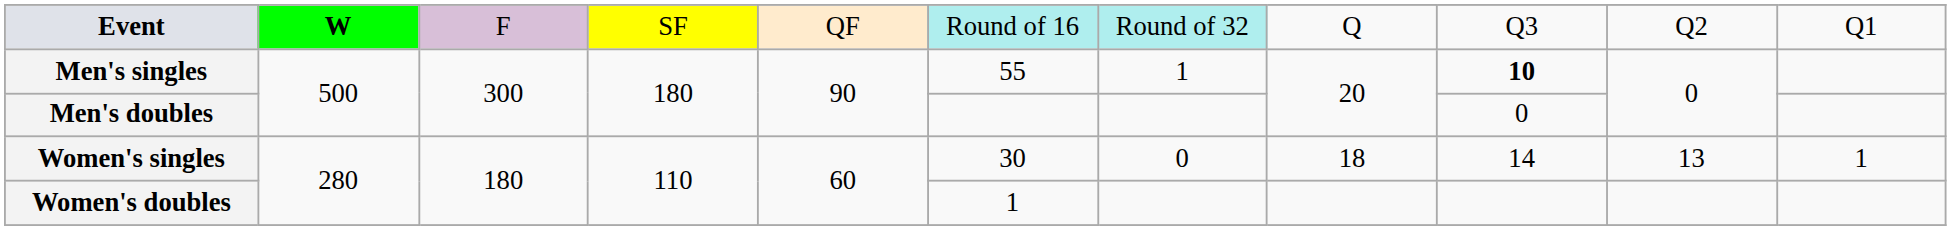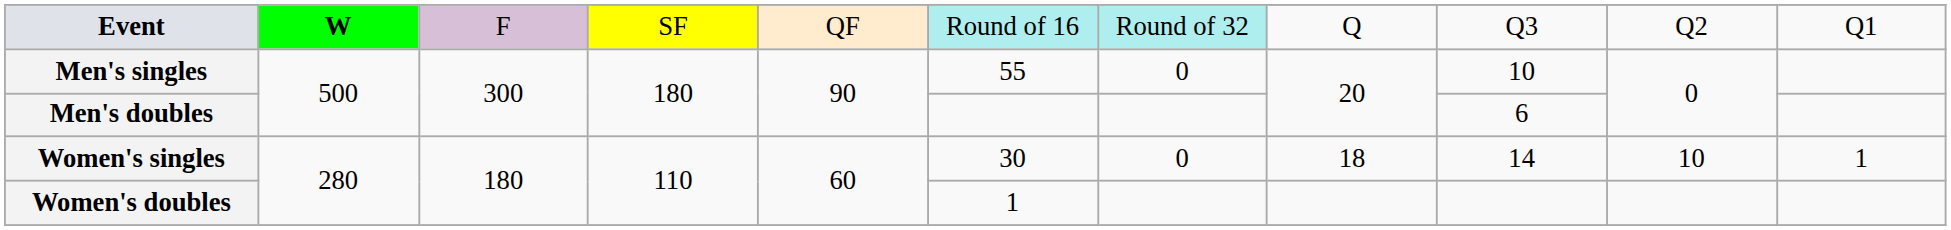(1182, 70) 1 -> (1182, 70) 0
(1522, 70) bold -> (1522, 70) normal
(1522, 114) 0 -> (1522, 114) 6
(1691, 158) 13 -> (1691, 158) 10
